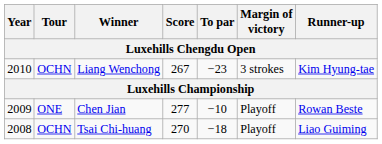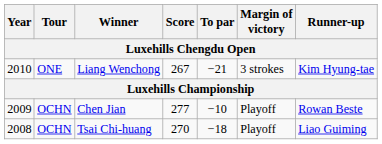(54, 69) OCHN -> (50, 69) ONE
(217, 69) −23 -> (217, 69) −21
(50, 109) ONE -> (54, 109) OCHN
